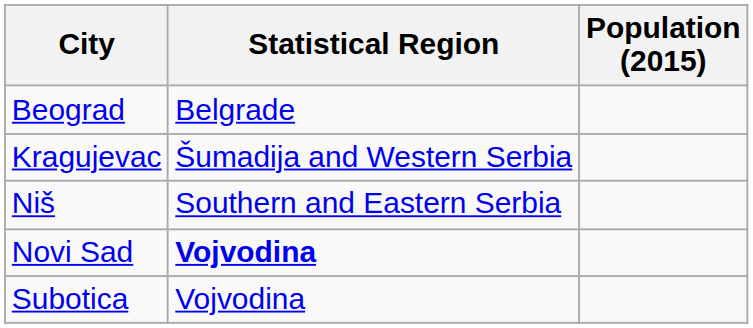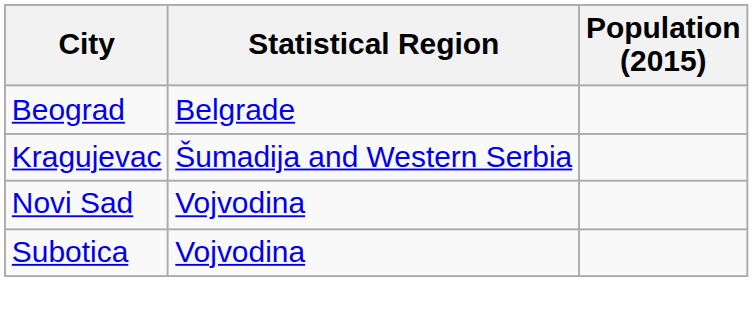- row: (33, 204)
(246, 251) bold -> (240, 204) normal
